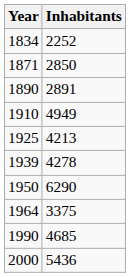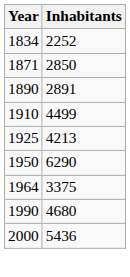(61, 114) 4949 -> (61, 114) 4499
- row: (23, 162)
(61, 235) 4685 -> (61, 211) 4680
